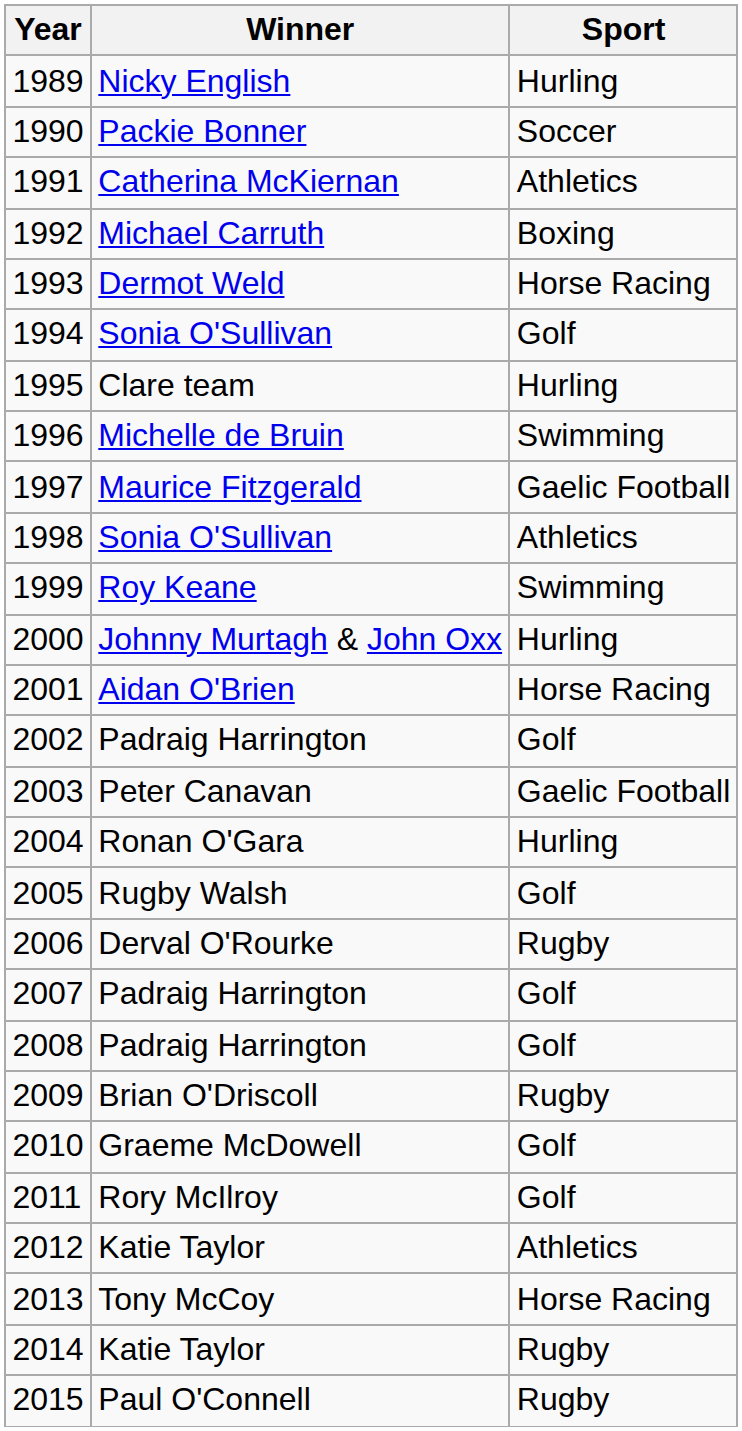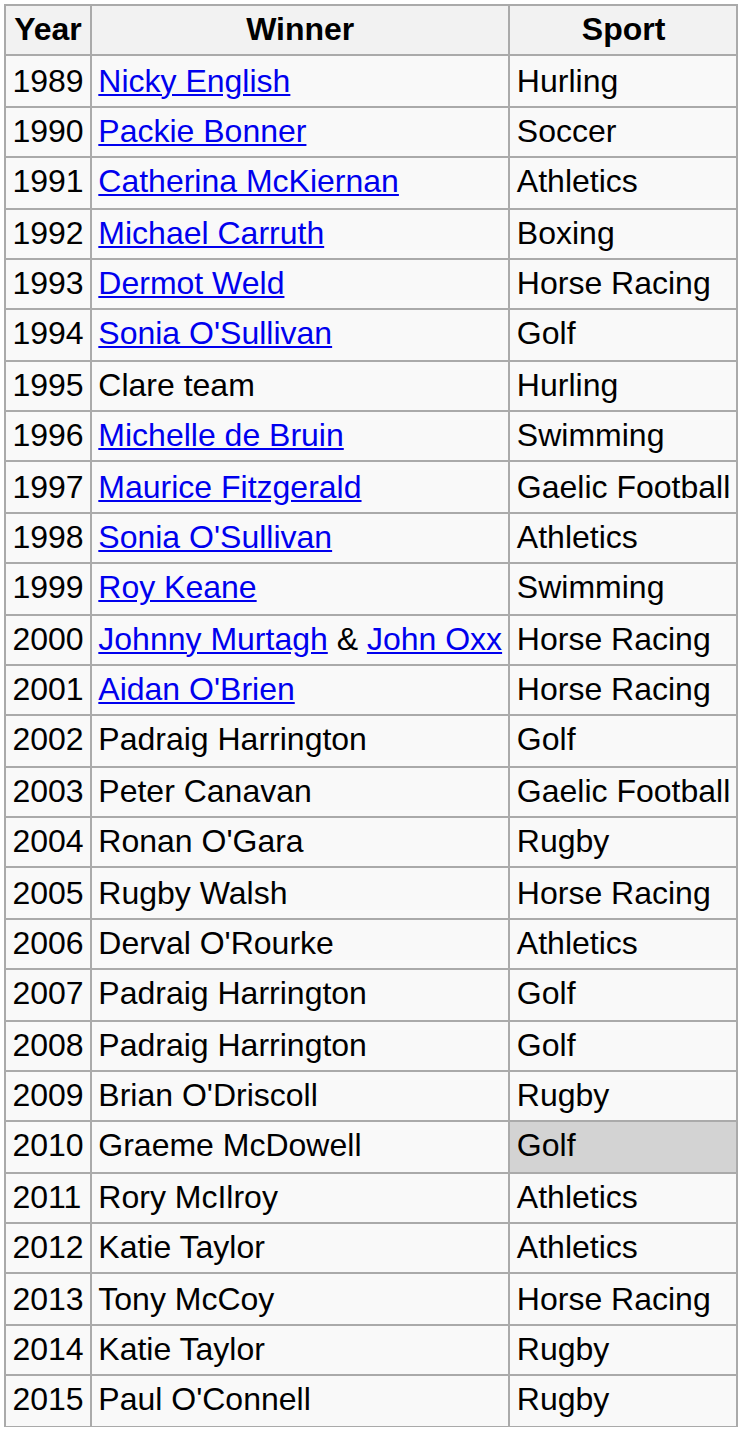(568, 638) Hurling -> (614, 638) Horse Racing
(568, 841) Hurling -> (563, 841) Rugby
(546, 892) Golf -> (614, 892) Horse Racing
(563, 943) Rugby -> (577, 943) Athletics
(546, 1146) no background -> (546, 1146) lightgrey background
(546, 1197) Golf -> (577, 1197) Athletics
